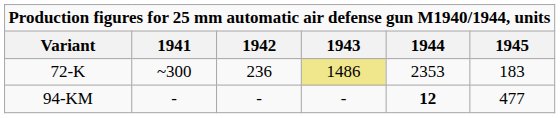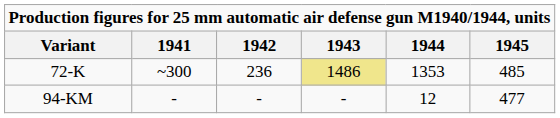(428, 71) 2353 -> (428, 71) 1353
(512, 71) 183 -> (512, 71) 485
(428, 98) bold -> (428, 98) normal
